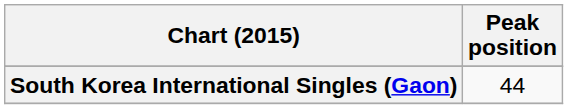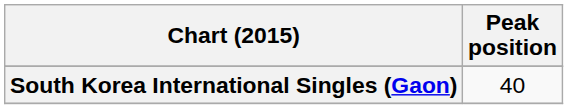(512, 84) 44 -> (512, 84) 40
